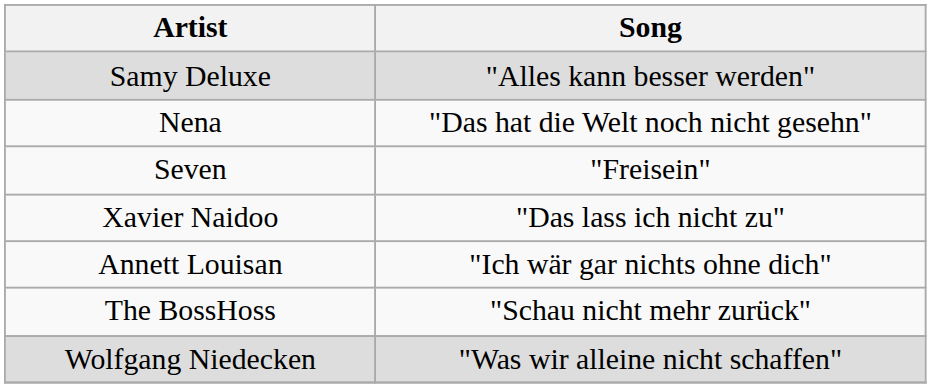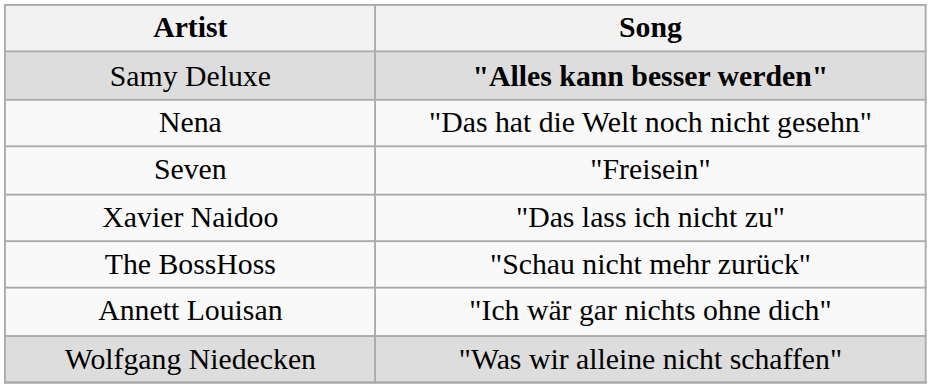(650, 75) normal -> (650, 75) bold
rows swapped: (190, 264) <-> (190, 311)
